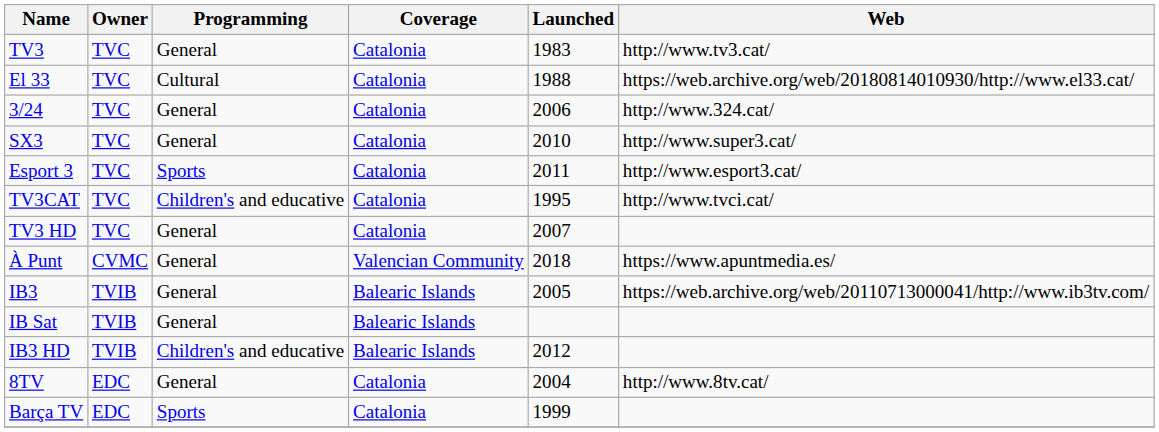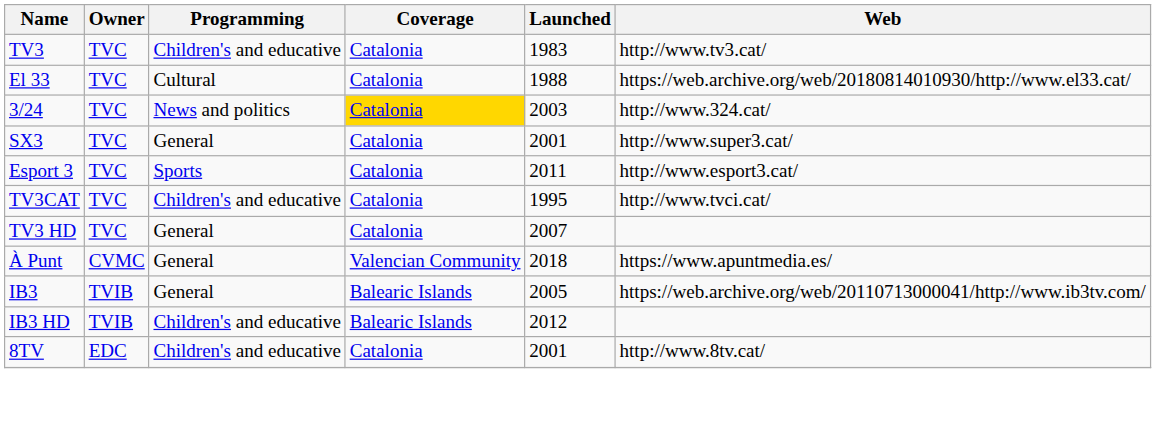(187, 49) General -> (247, 49) Children's and educative
(187, 110) General -> (222, 110) News and politics
(390, 110) no background -> (386, 110) gold background
(552, 110) 2006 -> (548, 110) 2003
(552, 140) 2010 -> (548, 140) 2001
- row: (33, 321)
(187, 381) General -> (247, 351) Children's and educative
(552, 381) 2004 -> (548, 351) 2001
- row: (46, 412)
